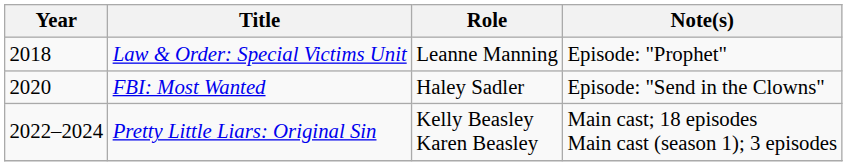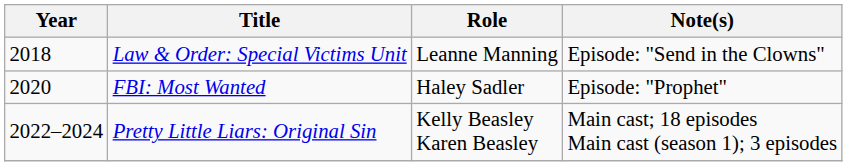(647, 53) Episode: "Prophet" -> (696, 53) Episode: "Send in the Clowns"
(696, 86) Episode: "Send in the Clowns" -> (647, 86) Episode: "Prophet"
